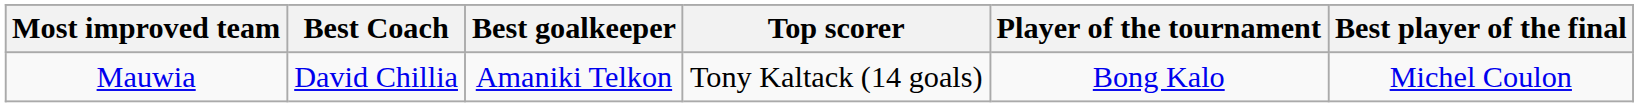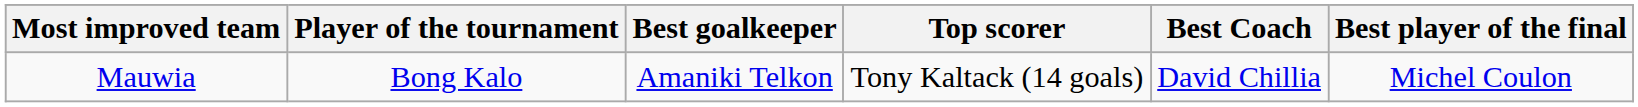columns swapped: (1159, 28) <-> (376, 28)
